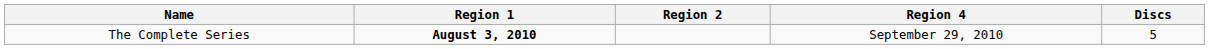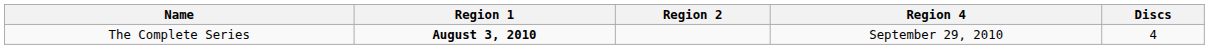(1153, 35) 5 -> (1153, 35) 4
